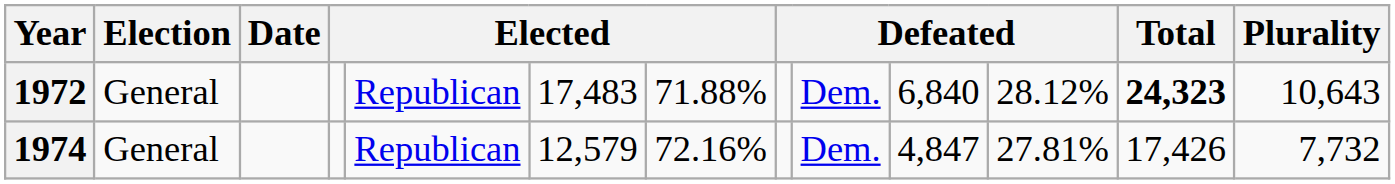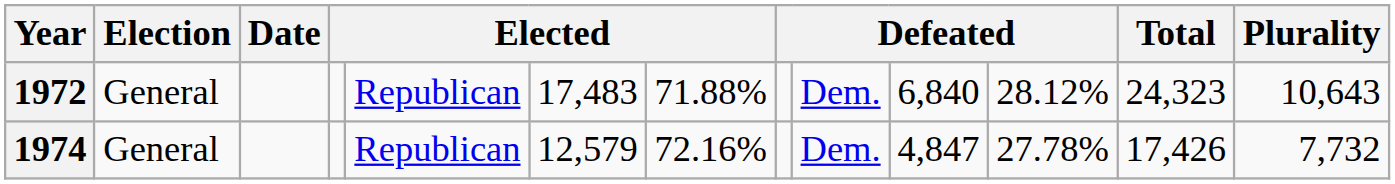(1176, 91) bold -> (1176, 91) normal
(1053, 149) 27.81% -> (1053, 149) 27.78%
